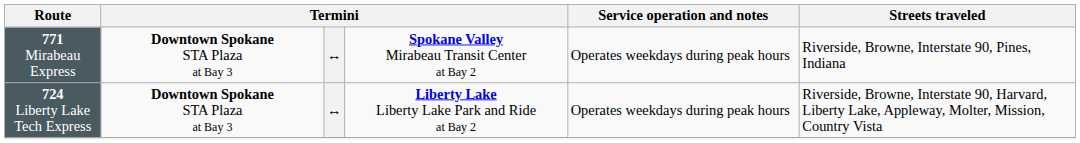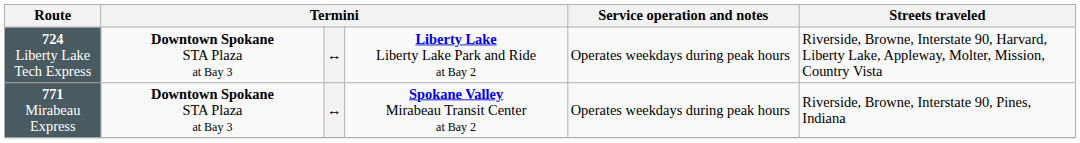rows swapped: (53, 110) <-> (53, 55)
